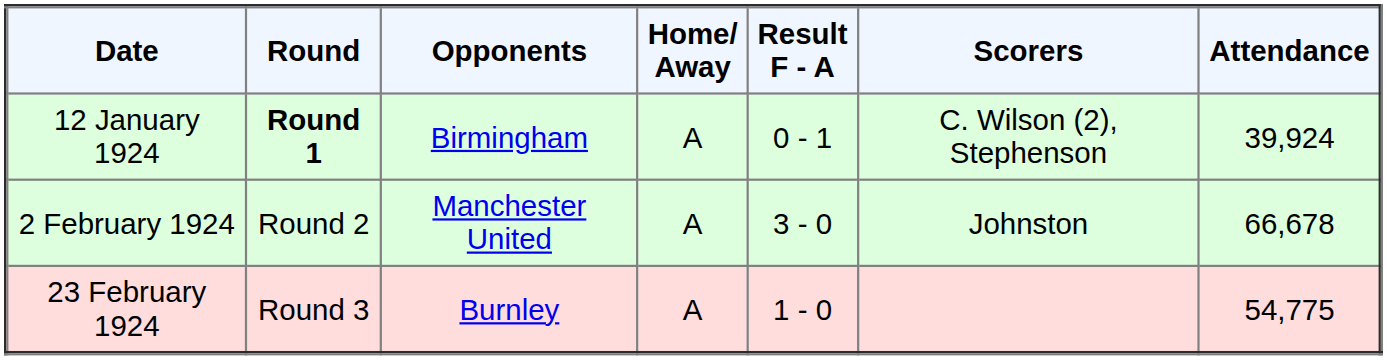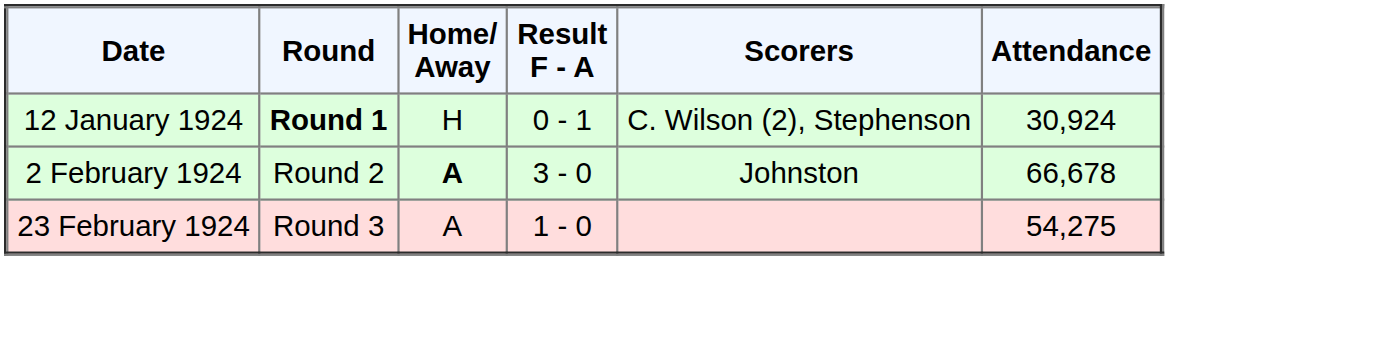- column: (509, 50)
(693, 137) A -> (452, 120) H
(1290, 137) 39,924 -> (1071, 120) 30,924
(693, 223) normal -> (452, 173) bold
(1290, 309) 54,775 -> (1071, 226) 54,275
